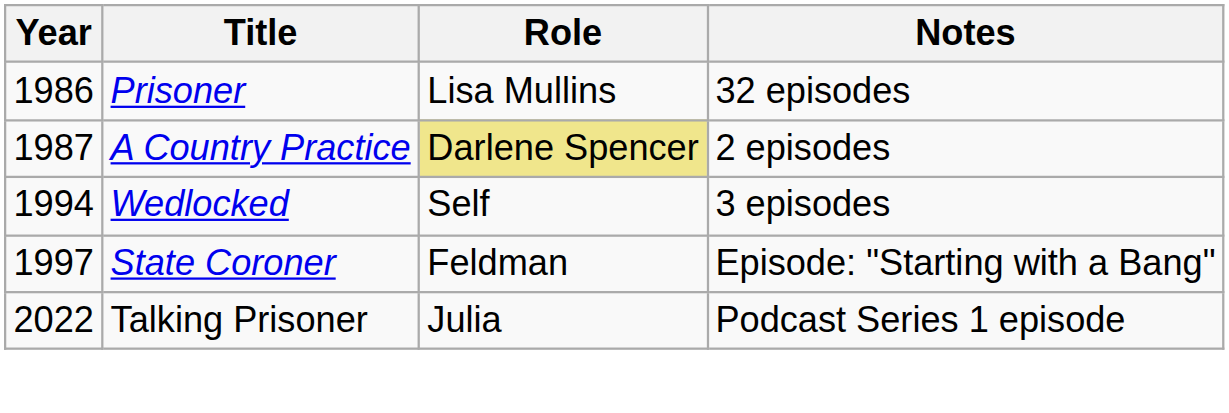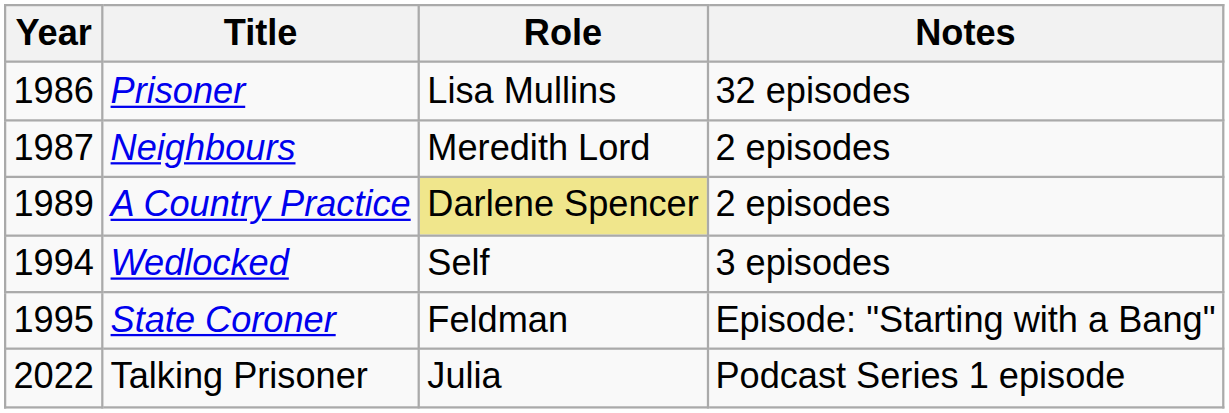+ row: (203, 147)
(54, 147) 1987 -> (54, 205) 1989
(54, 262) 1997 -> (54, 319) 1995
